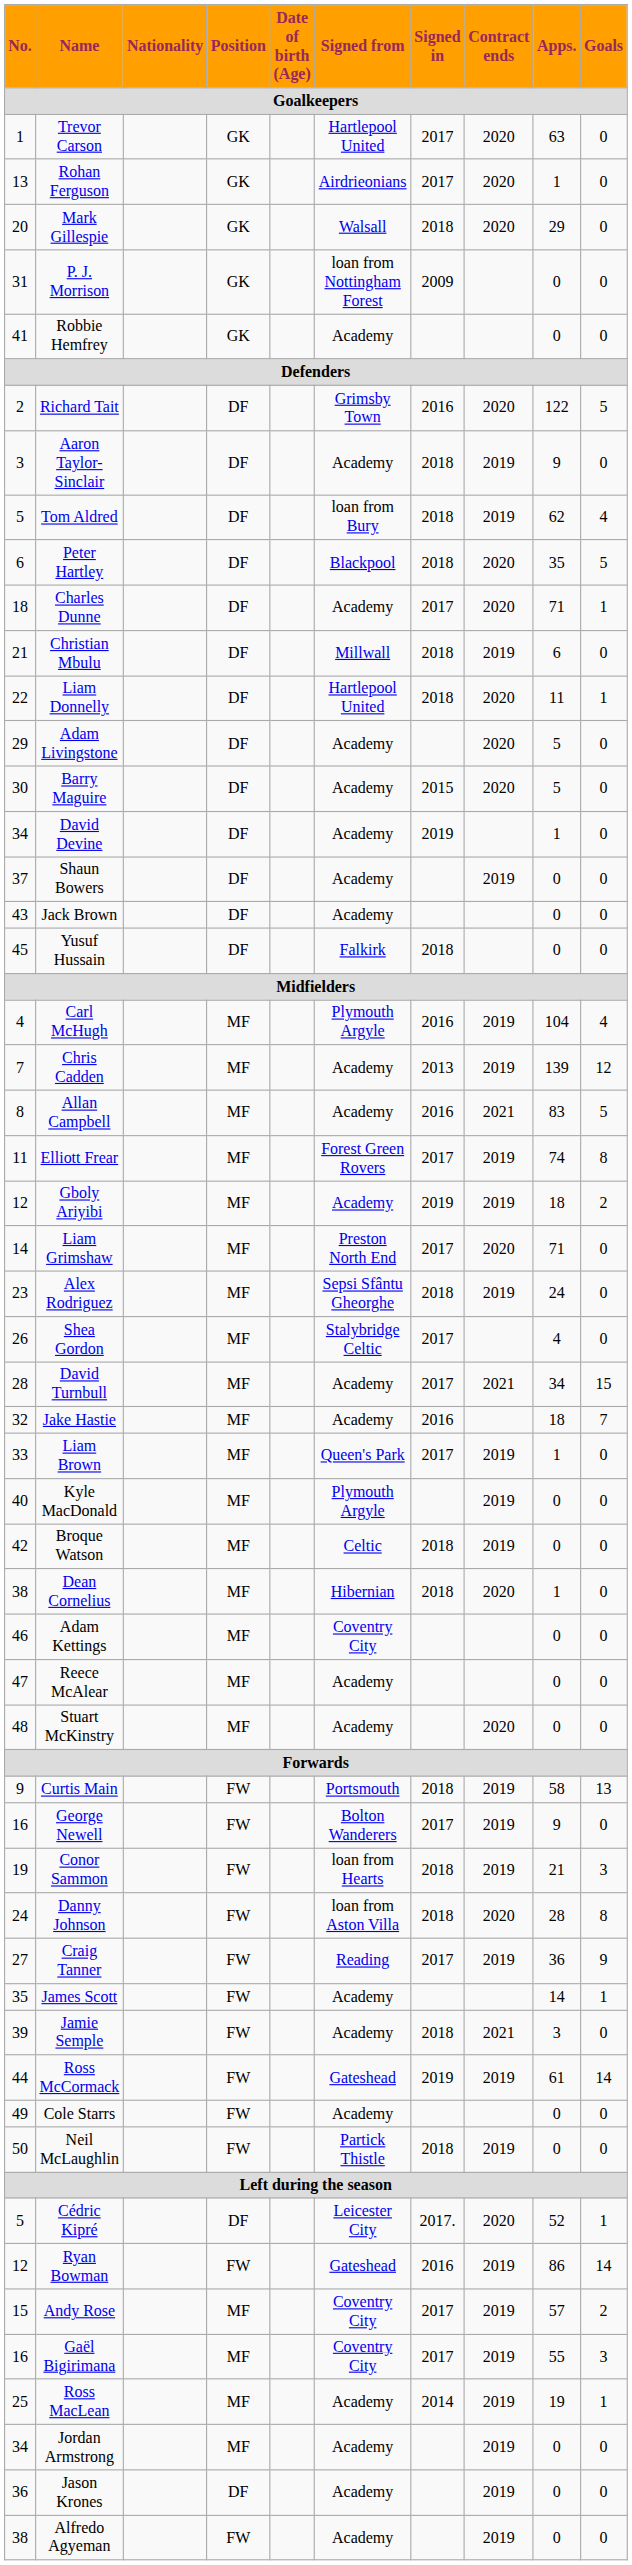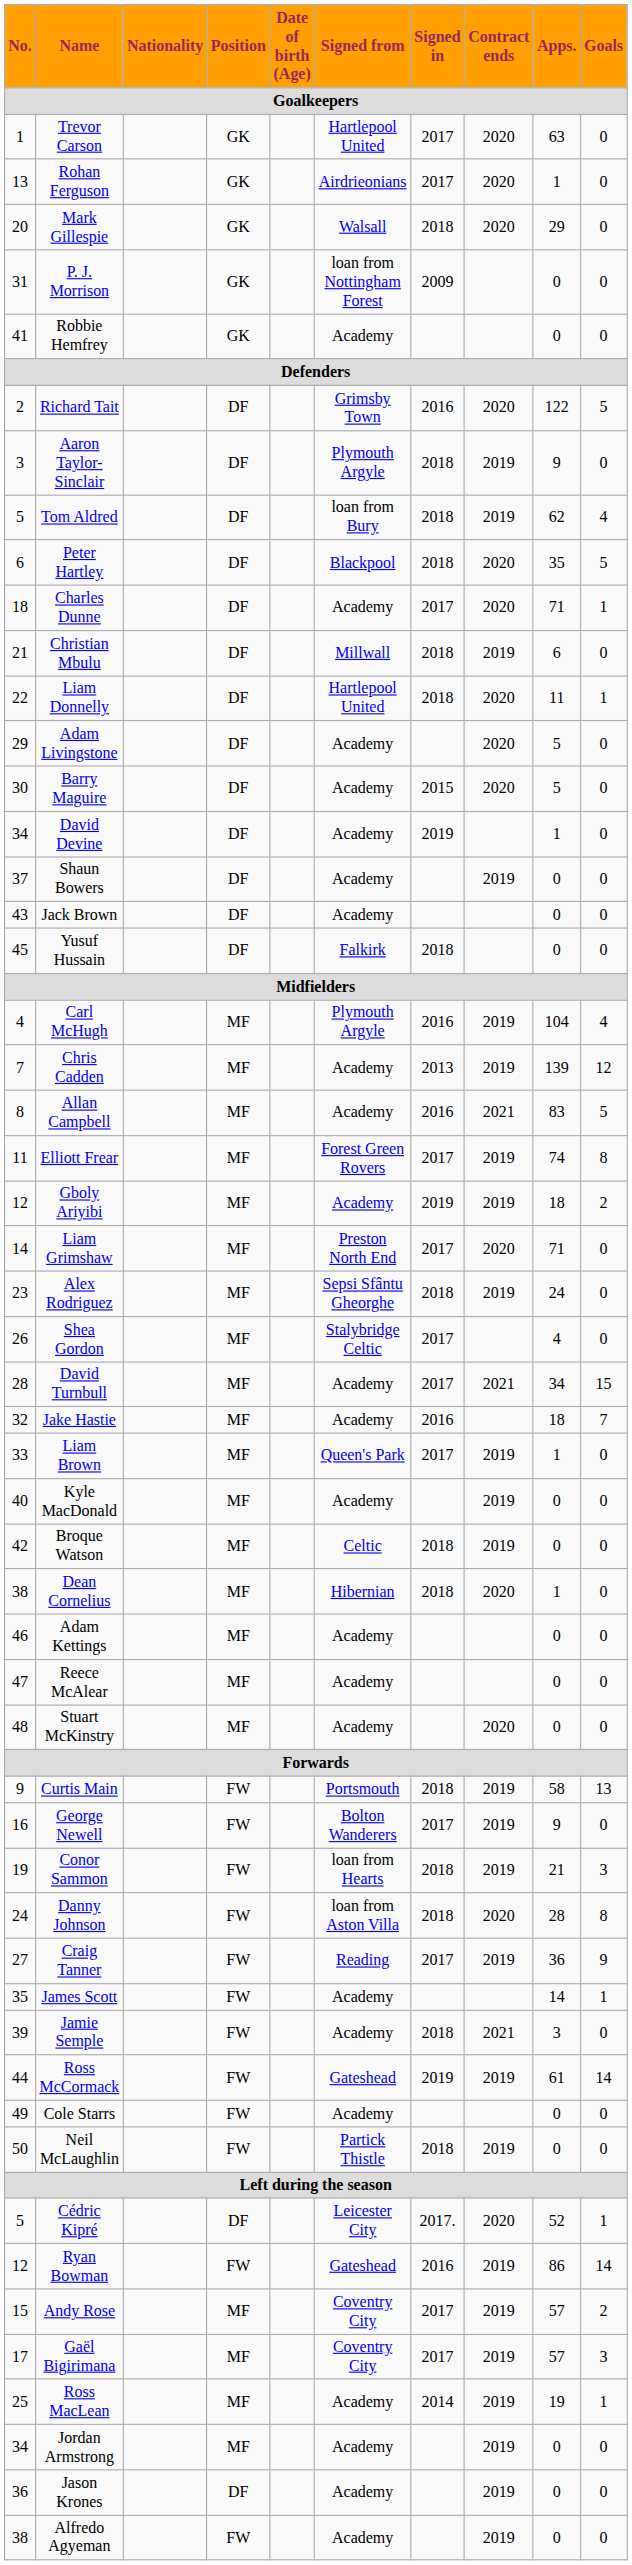(363, 462) Academy -> (363, 462) Plymouth Argyle
(363, 1501) Plymouth Argyle -> (363, 1501) Academy
(363, 1637) Coventry City -> (363, 1637) Academy
(20, 2356) 16 -> (20, 2356) 17
(557, 2356) 55 -> (557, 2356) 57
